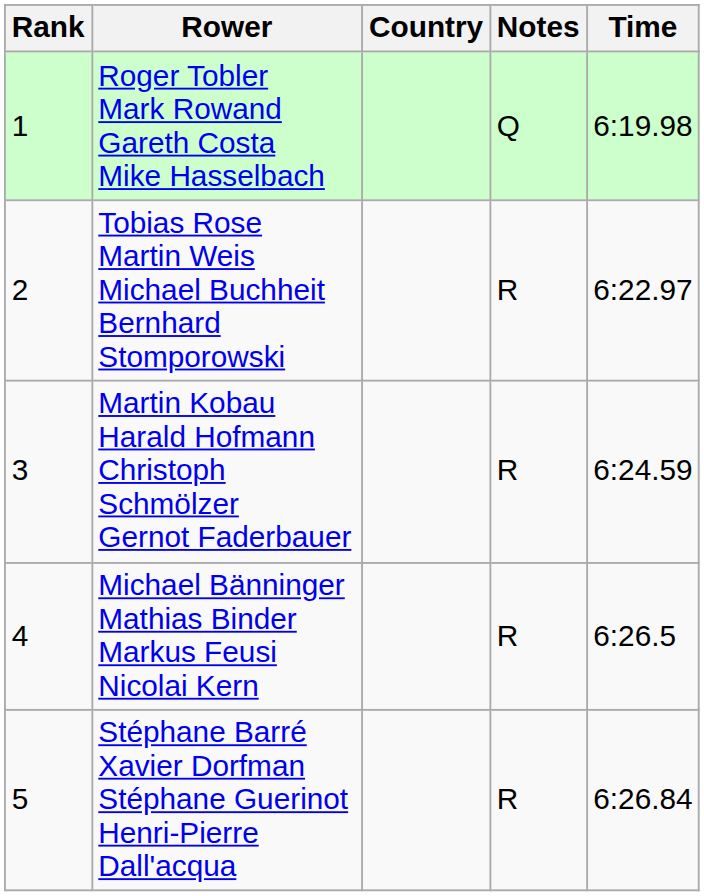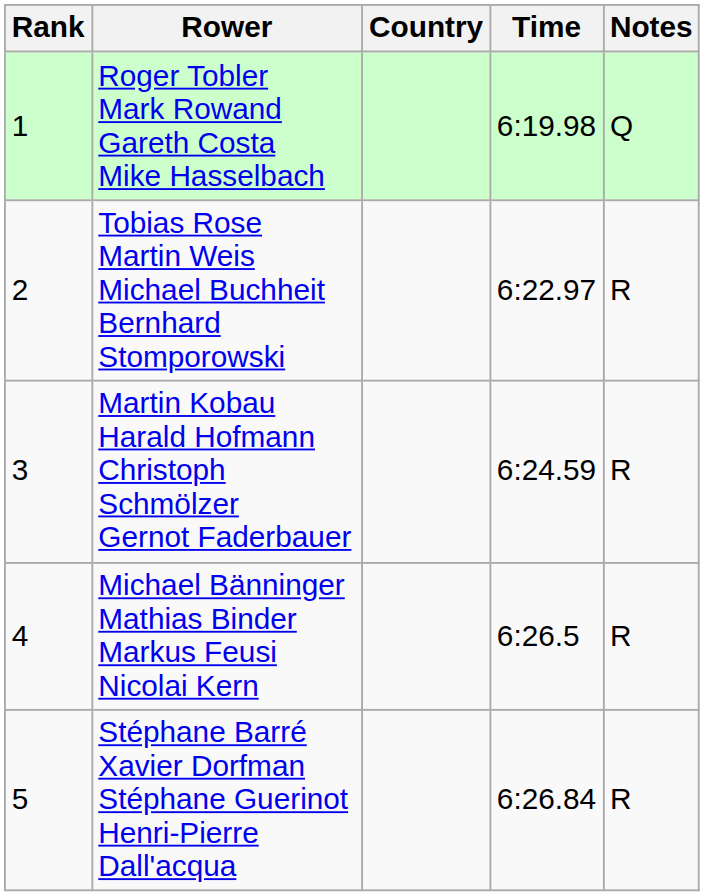columns swapped: (643, 28) <-> (538, 28)
